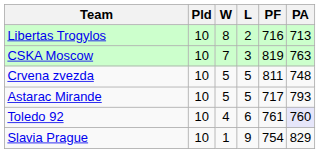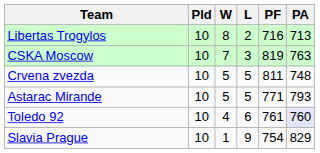(273, 96) 717 -> (273, 96) 771
